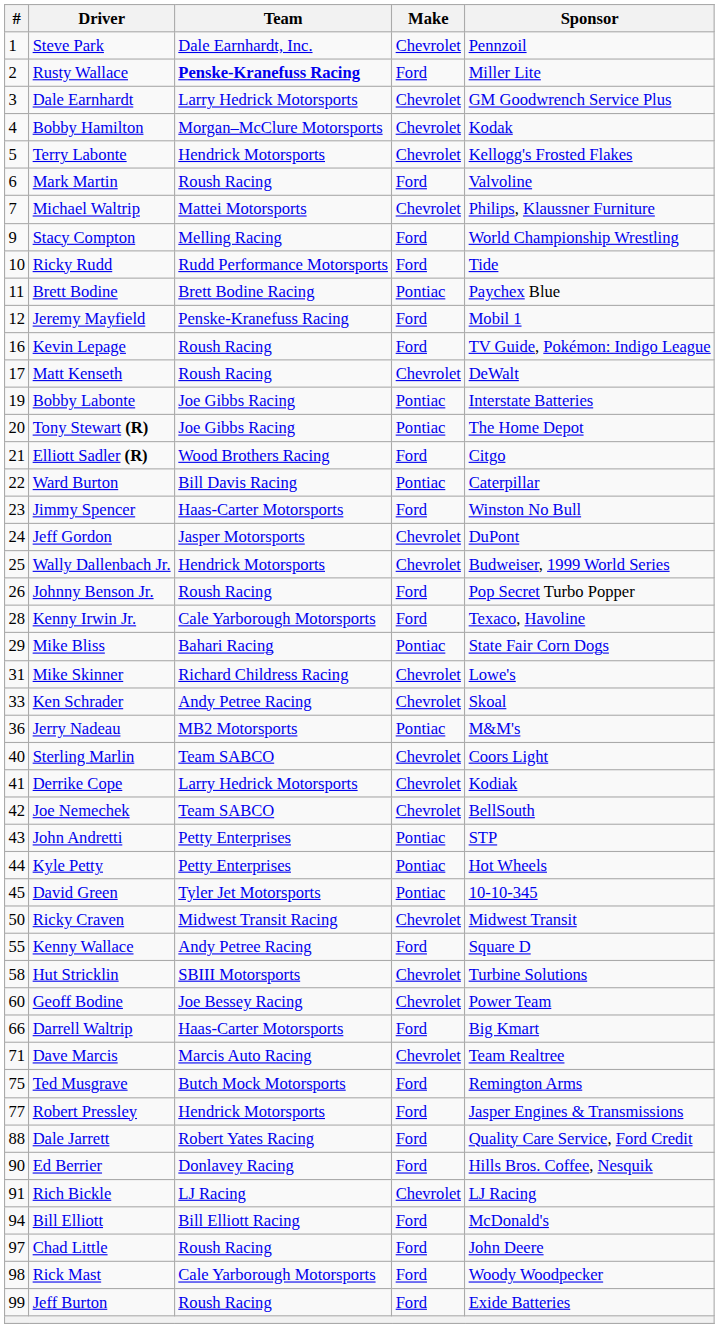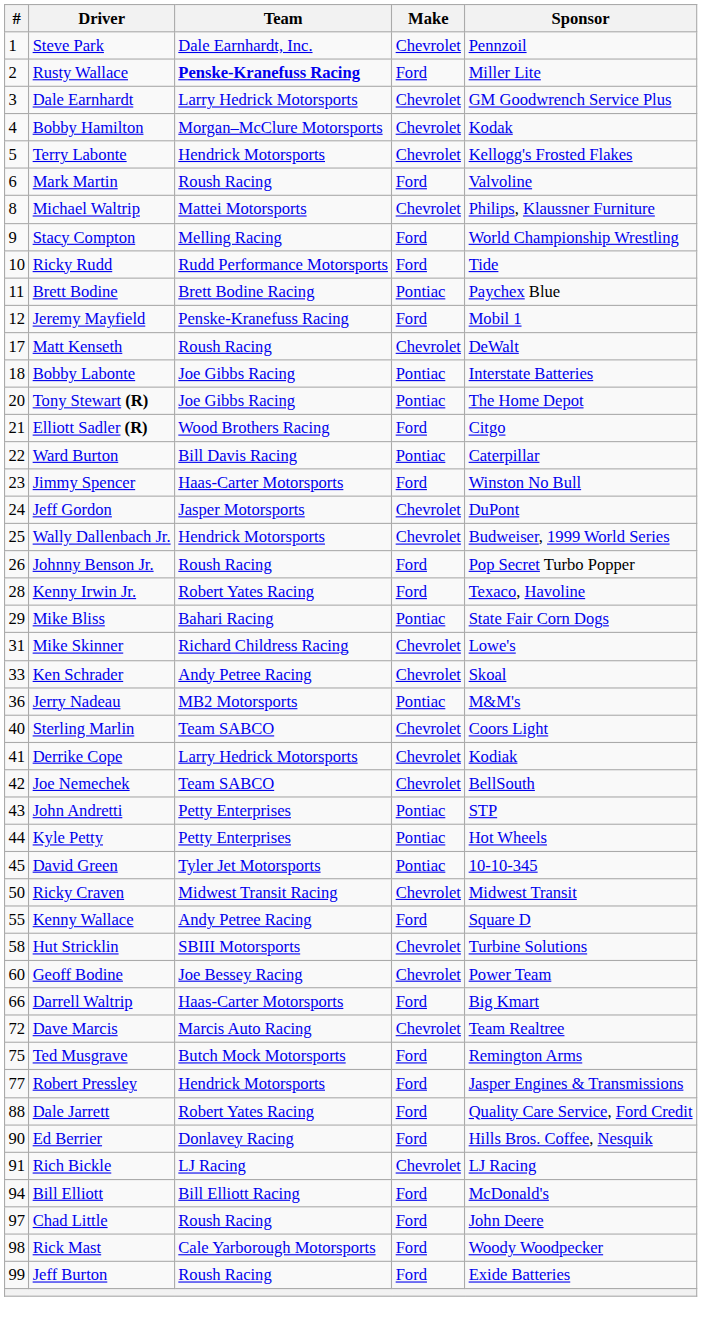(13, 209) 7 -> (13, 209) 8
- row: (79, 346)
(17, 400) 19 -> (17, 373) 18
(277, 619) Cale Yarborough Motorsports -> (246, 592) Robert Yates Racing
(17, 1056) 71 -> (17, 1029) 72
